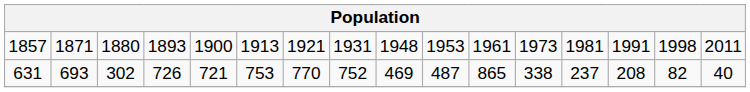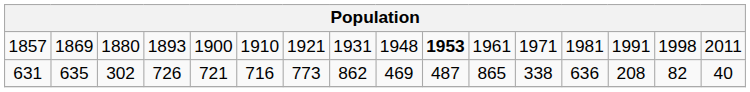(74, 45) 1871 -> (74, 45) 1869
(260, 45) 1913 -> (260, 45) 1910
(445, 45) normal -> (445, 45) bold
(538, 45) 1973 -> (538, 45) 1971
(74, 73) 693 -> (74, 73) 635
(260, 73) 753 -> (260, 73) 716
(306, 73) 770 -> (306, 73) 773
(353, 73) 752 -> (353, 73) 862
(585, 73) 237 -> (585, 73) 636
